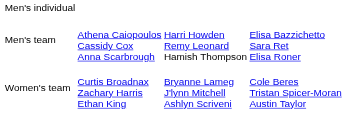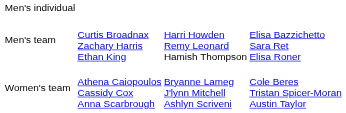(120, 46) Athena Caiopoulos Cassidy Cox Anna Scarbrough -> (113, 46) Curtis Broadnax Zachary Harris Ethan King
(113, 93) Curtis Broadnax Zachary Harris Ethan King -> (120, 93) Athena Caiopoulos Cassidy Cox Anna Scarbrough
